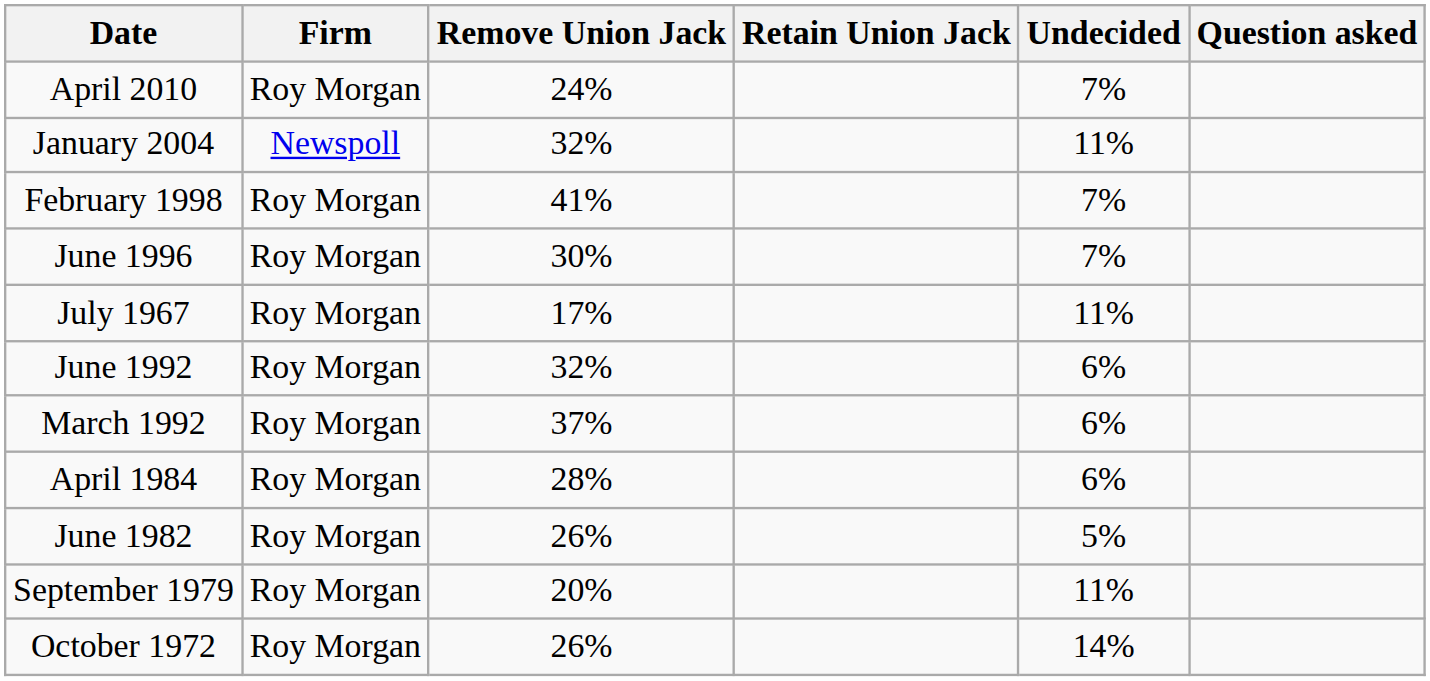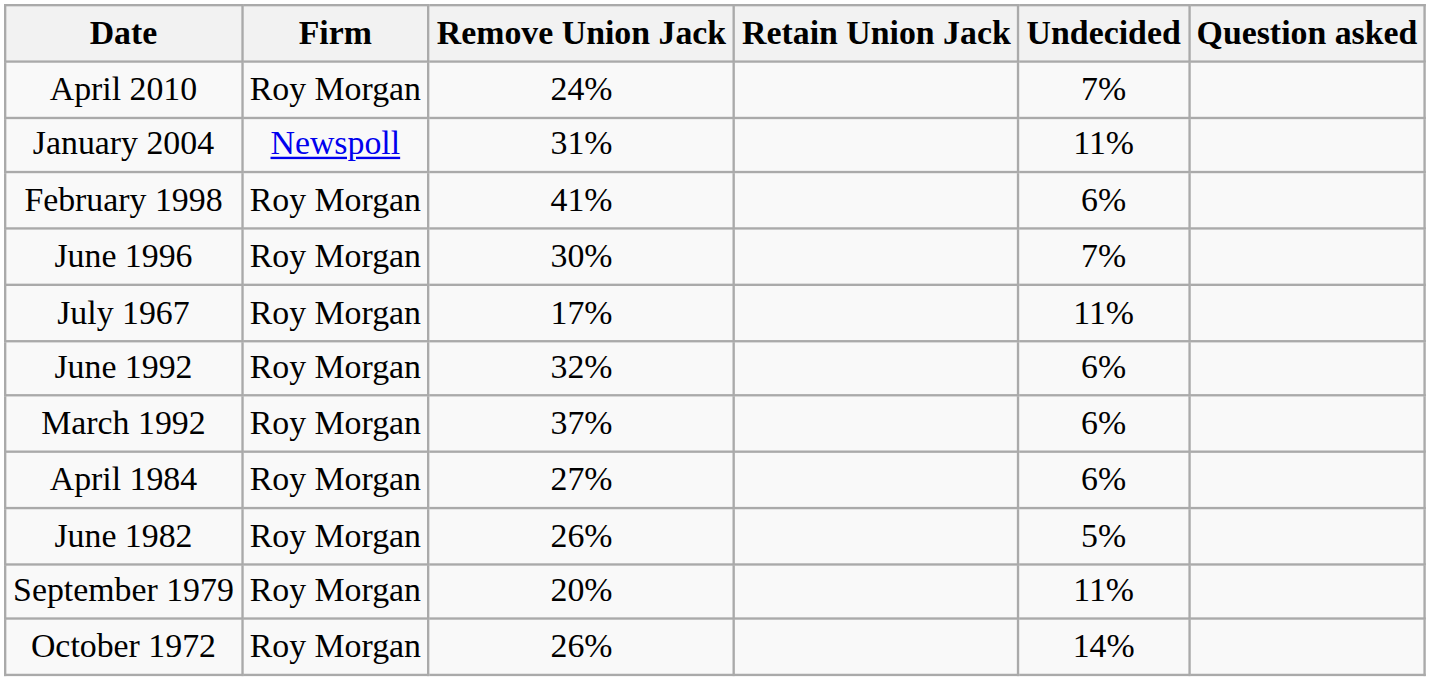(581, 144) 32% -> (581, 144) 31%
(1104, 200) 7% -> (1104, 200) 6%
(581, 479) 28% -> (581, 479) 27%
